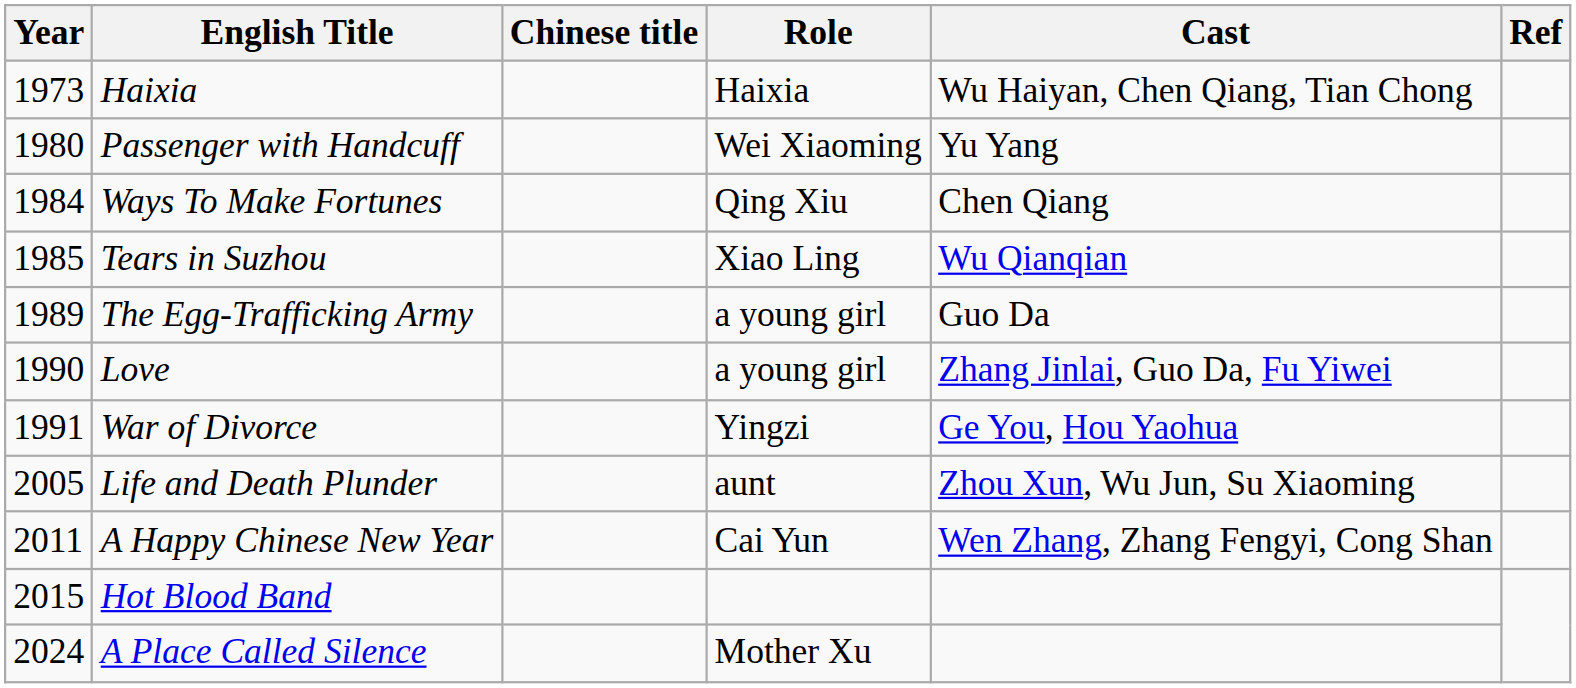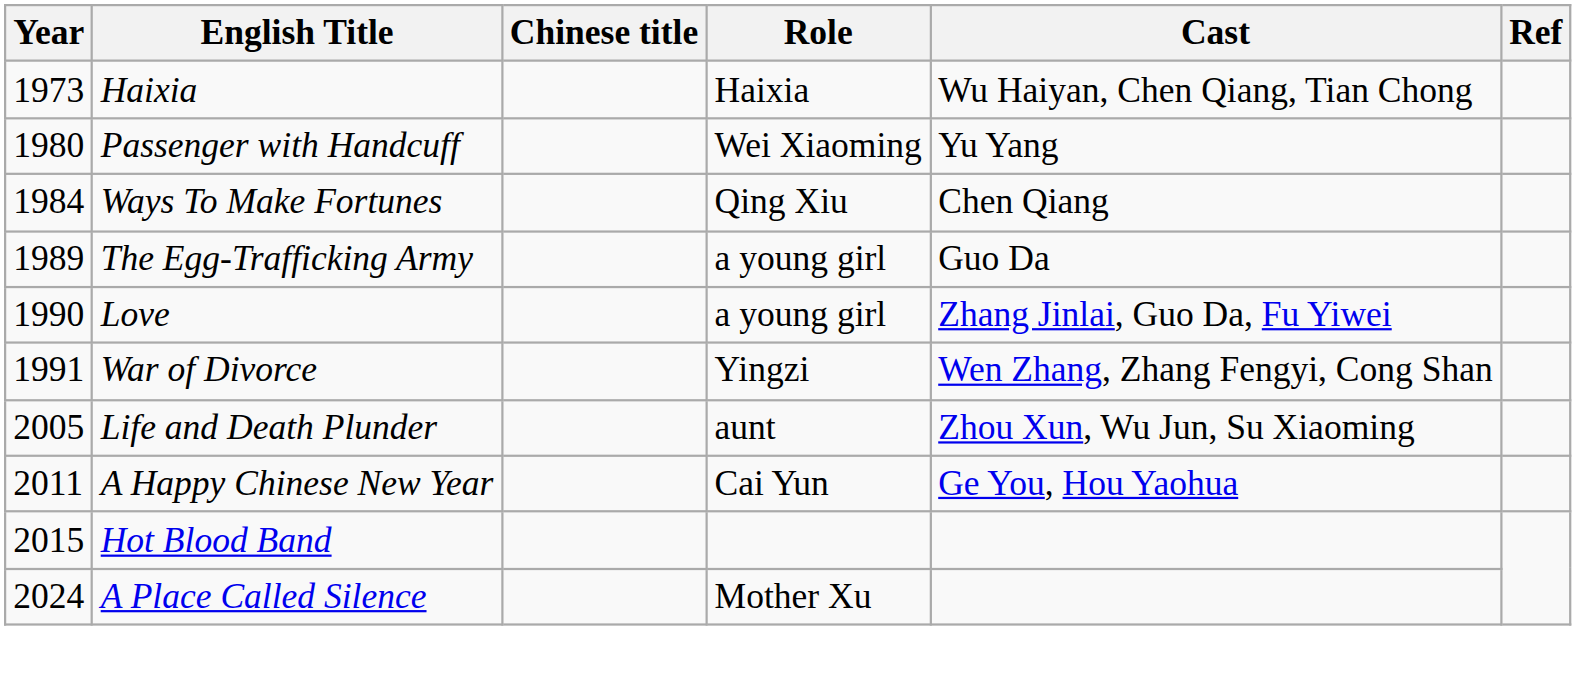- row: (214, 257)
(1088, 426) Ge You, Hou Yaohua -> (1215, 370) Wen Zhang, Zhang Fengyi, Cong Shan
(1215, 539) Wen Zhang, Zhang Fengyi, Cong Shan -> (1088, 483) Ge You, Hou Yaohua
